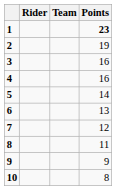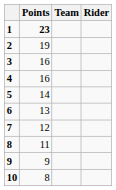columns swapped: (35, 12) <-> (95, 12)
